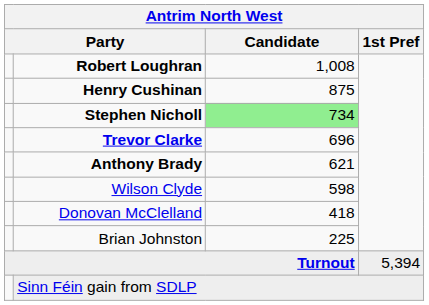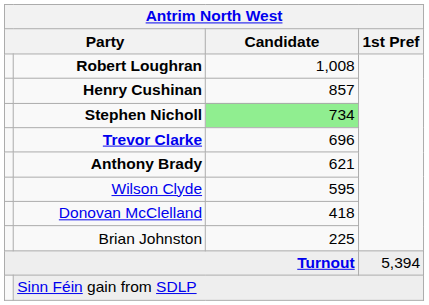(342, 90) 875 -> (342, 90) 857
(342, 189) 598 -> (342, 189) 595
